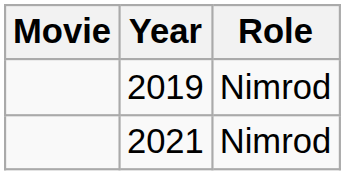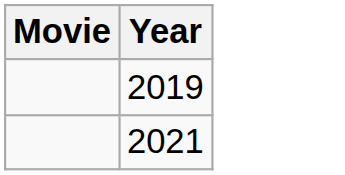- column: (275, 31)
